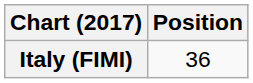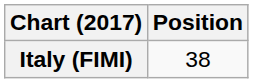(198, 58) 36 -> (198, 58) 38
